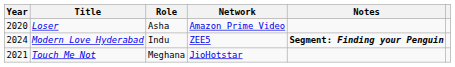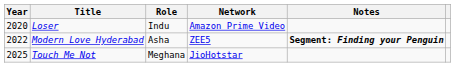(159, 26) Asha -> (159, 26) Indu
(17, 40) 2024 -> (17, 40) 2022
(159, 40) Indu -> (159, 40) Asha
(17, 55) 2021 -> (17, 55) 2025
